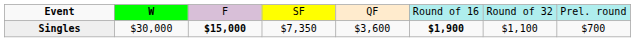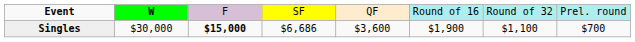(299, 29) $7,350 -> (299, 29) $6,686
(446, 29) bold -> (446, 29) normal
